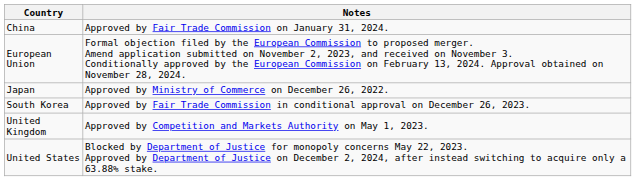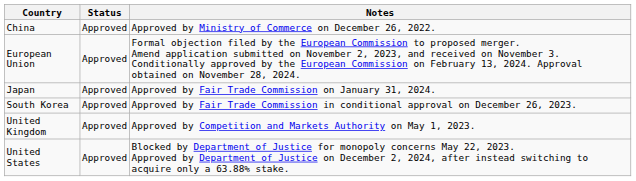+ column: (105, 12)
(237, 27) Approved by Fair Trade Commission on January 31, 2024. -> (284, 27) Approved by Ministry of Commerce on December 26, 2022.
(237, 90) Approved by Ministry of Commerce on December 26, 2022. -> (284, 90) Approved by Fair Trade Commission on January 31, 2024.
